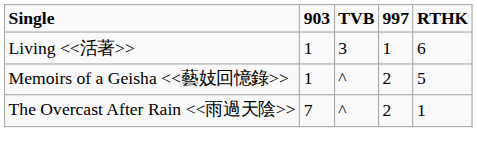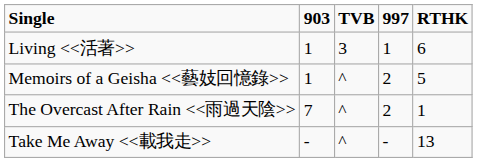+ row: (110, 141)
